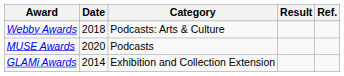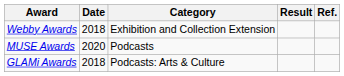(167, 29) Podcasts: Arts & Culture -> (193, 29) Exhibition and Collection Extension
(94, 63) 2014 -> (94, 63) 2018
(193, 63) Exhibition and Collection Extension -> (167, 63) Podcasts: Arts & Culture
